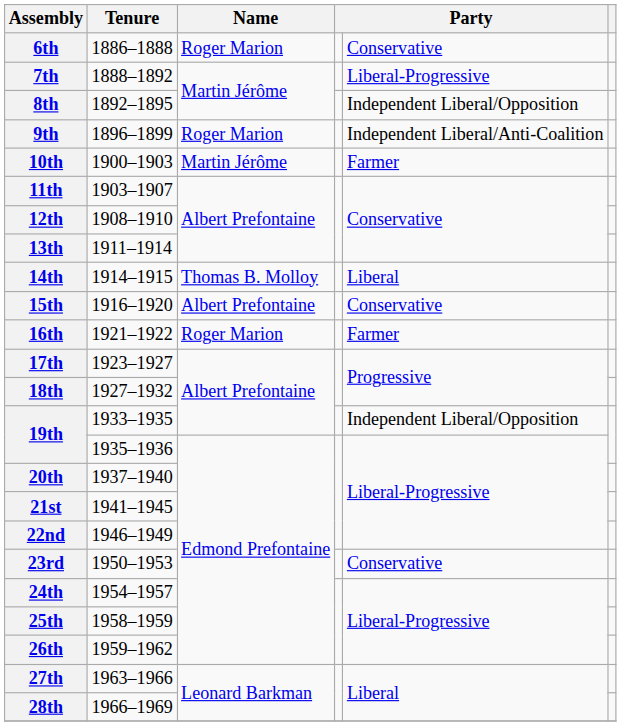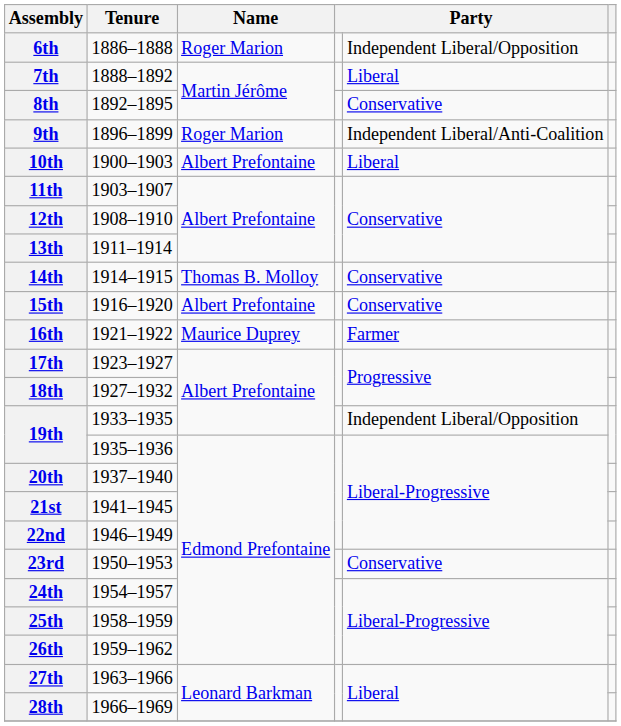(395, 47) Conservative -> (463, 47) Independent Liberal/Opposition
(418, 76) Liberal-Progressive -> (373, 76) Liberal
(463, 104) Independent Liberal/Opposition -> (395, 104) Conservative
(234, 162) Martin Jérôme -> (248, 162) Albert Prefontaine
(373, 162) Farmer -> (373, 162) Liberal
(373, 276) Liberal -> (395, 276) Conservative
(232, 334) Roger Marion -> (241, 334) Maurice Duprey
